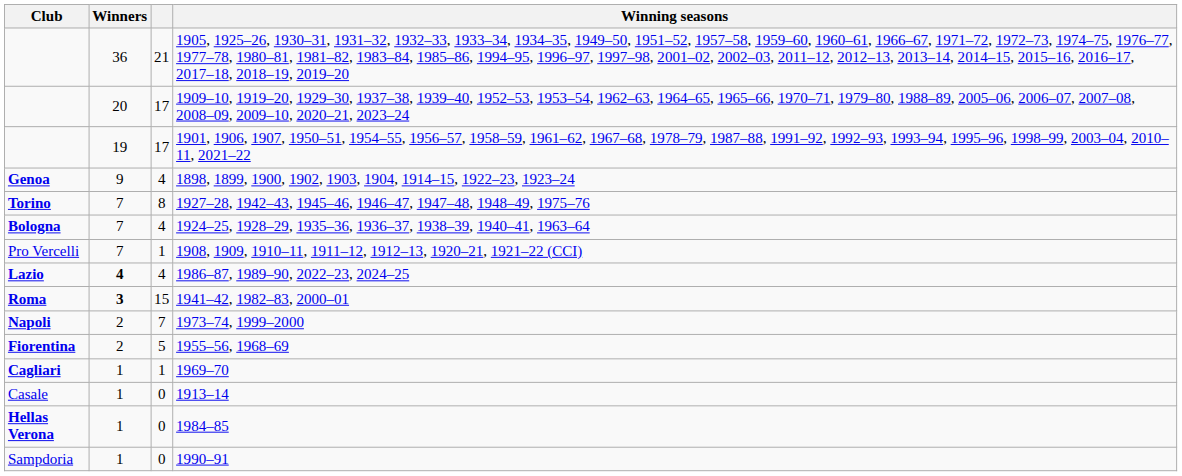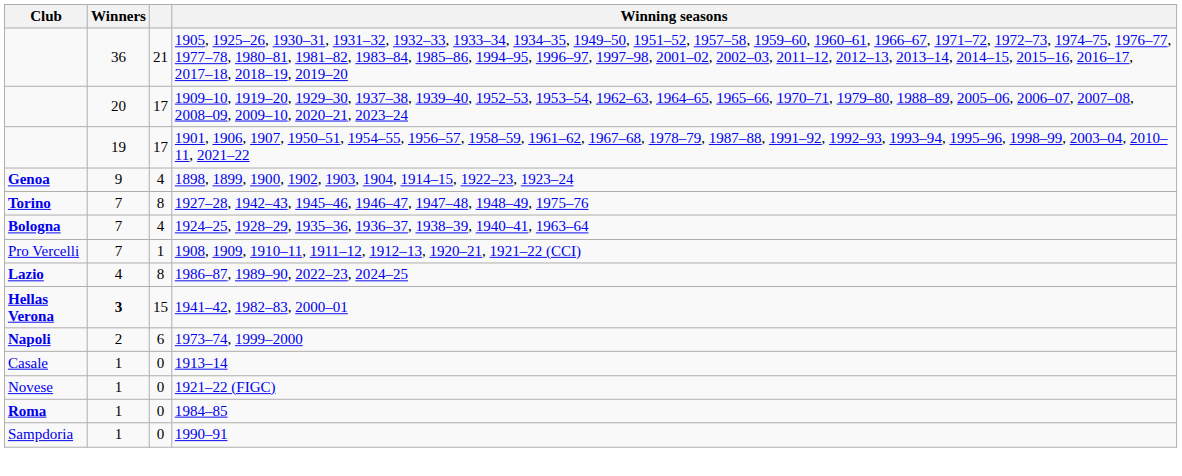(120, 274) bold -> (119, 274) normal
(162, 274) 4 -> (160, 274) 8
(27, 298) Roma -> (31, 307) Hellas Verona
(162, 322) 7 -> (160, 339) 6
- row: (232, 346)
- row: (202, 370)
+ row: (225, 387)
(31, 426) Hellas Verona -> (27, 411) Roma
